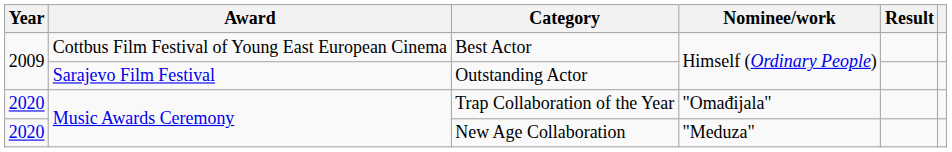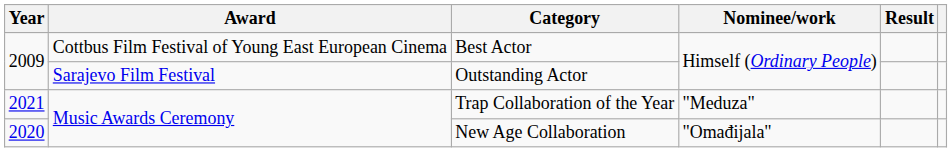(27, 103) 2020 -> (27, 103) 2021
(727, 103) "Omađijala" -> (719, 103) "Meduza"
(719, 132) "Meduza" -> (727, 132) "Omađijala"
